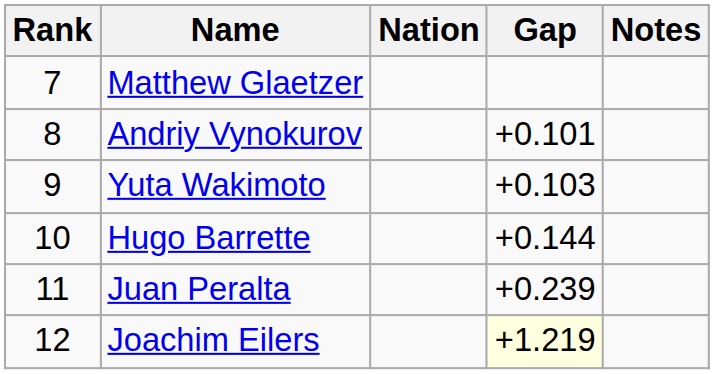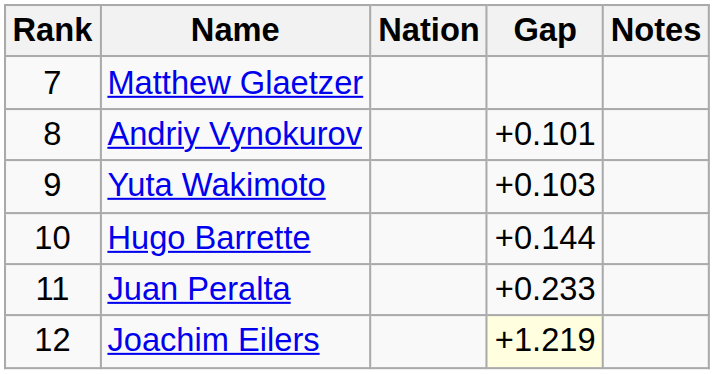(545, 289) +0.239 -> (545, 289) +0.233
